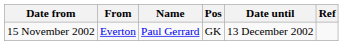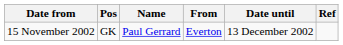columns swapped: (213, 13) <-> (118, 13)
